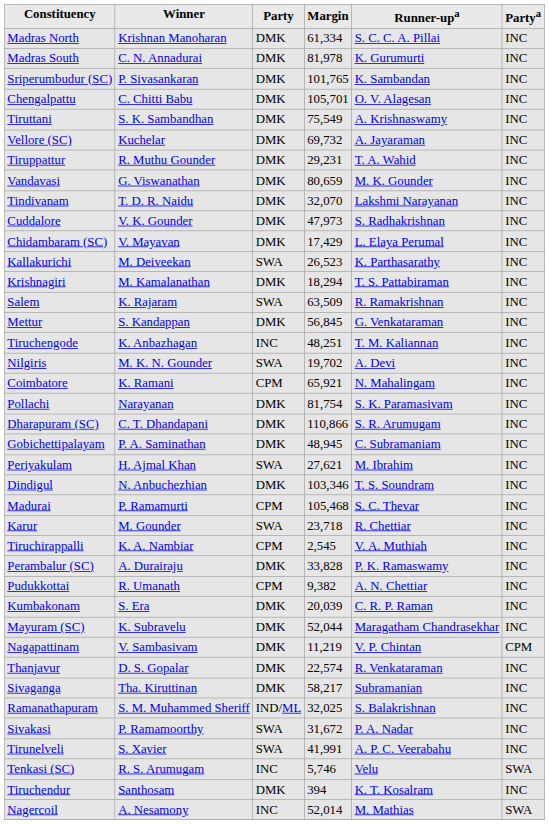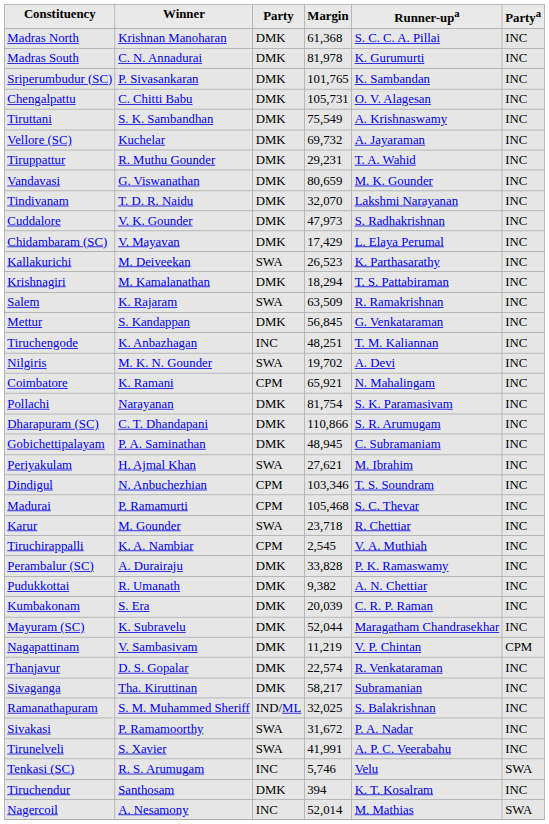(325, 38) 61,334 -> (325, 38) 61,368
(328, 99) 105,701 -> (328, 99) 105,731
(271, 485) DMK -> (269, 485) CPM
(269, 586) CPM -> (271, 586) DMK
